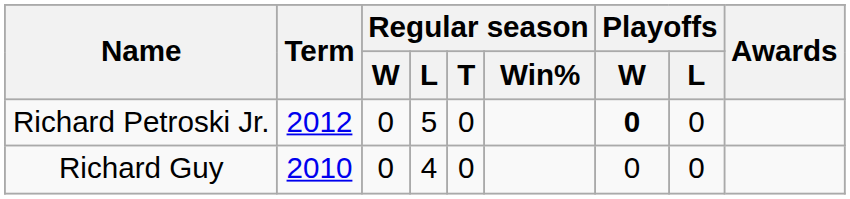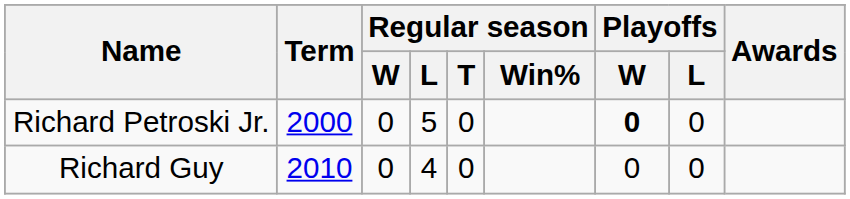(319, 121) 2012 -> (319, 121) 2000
